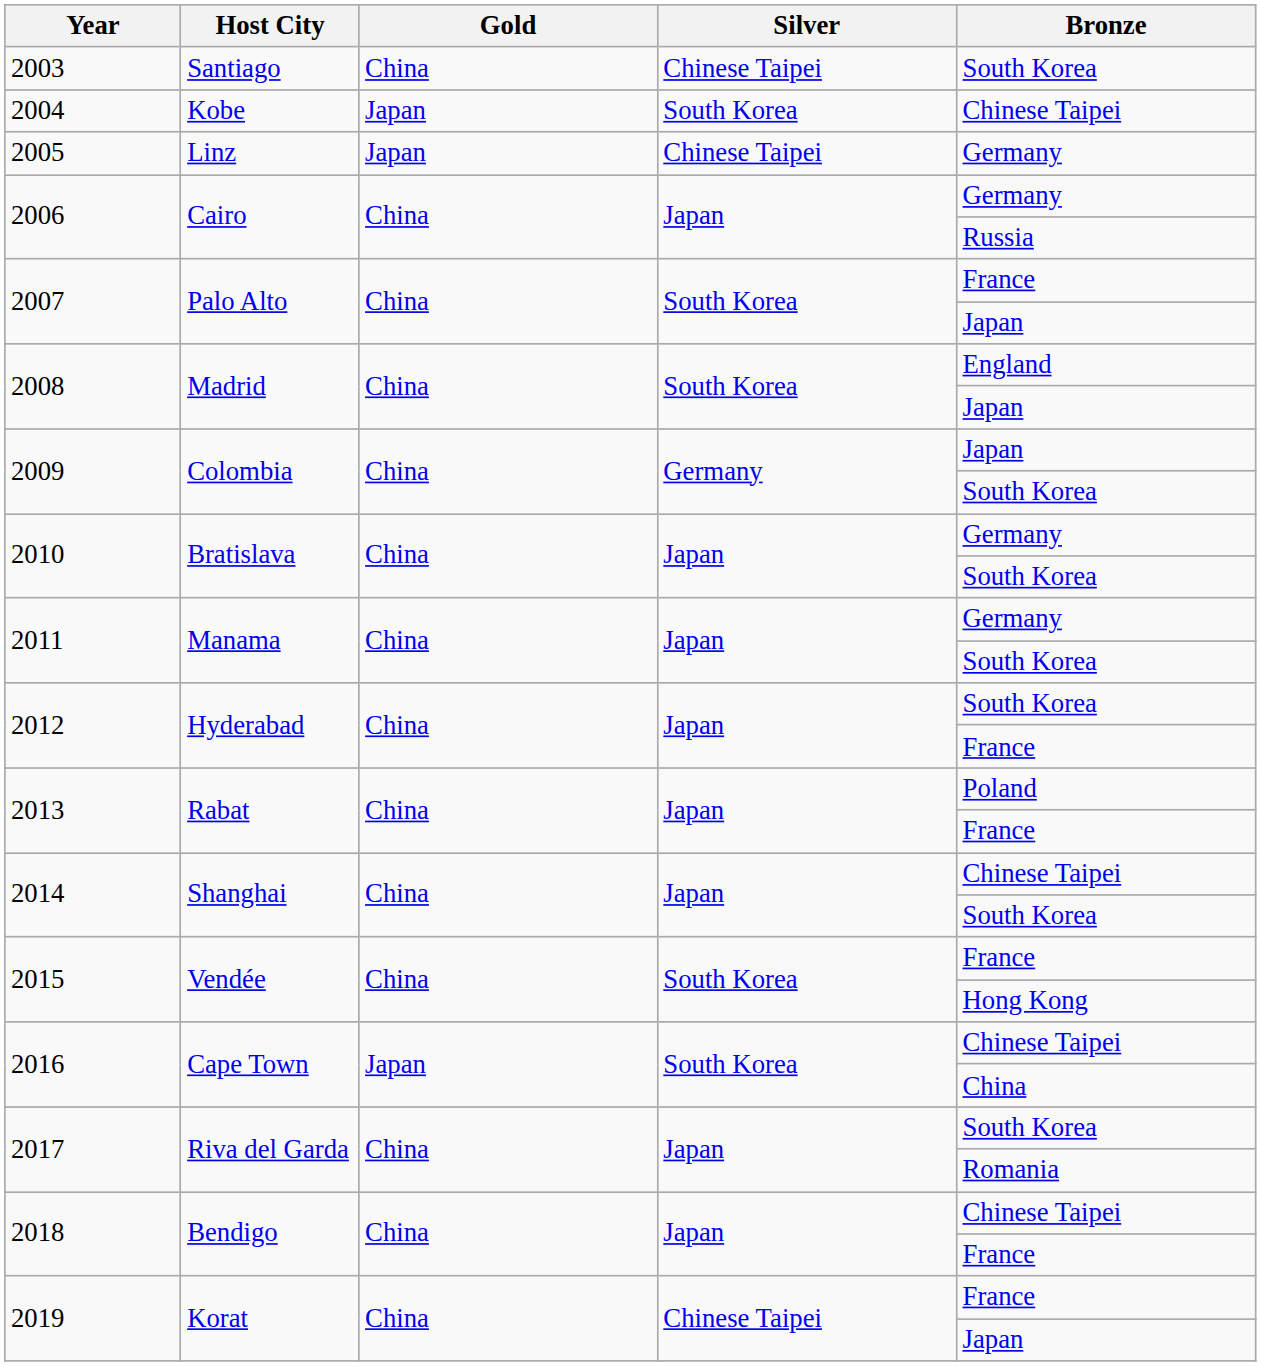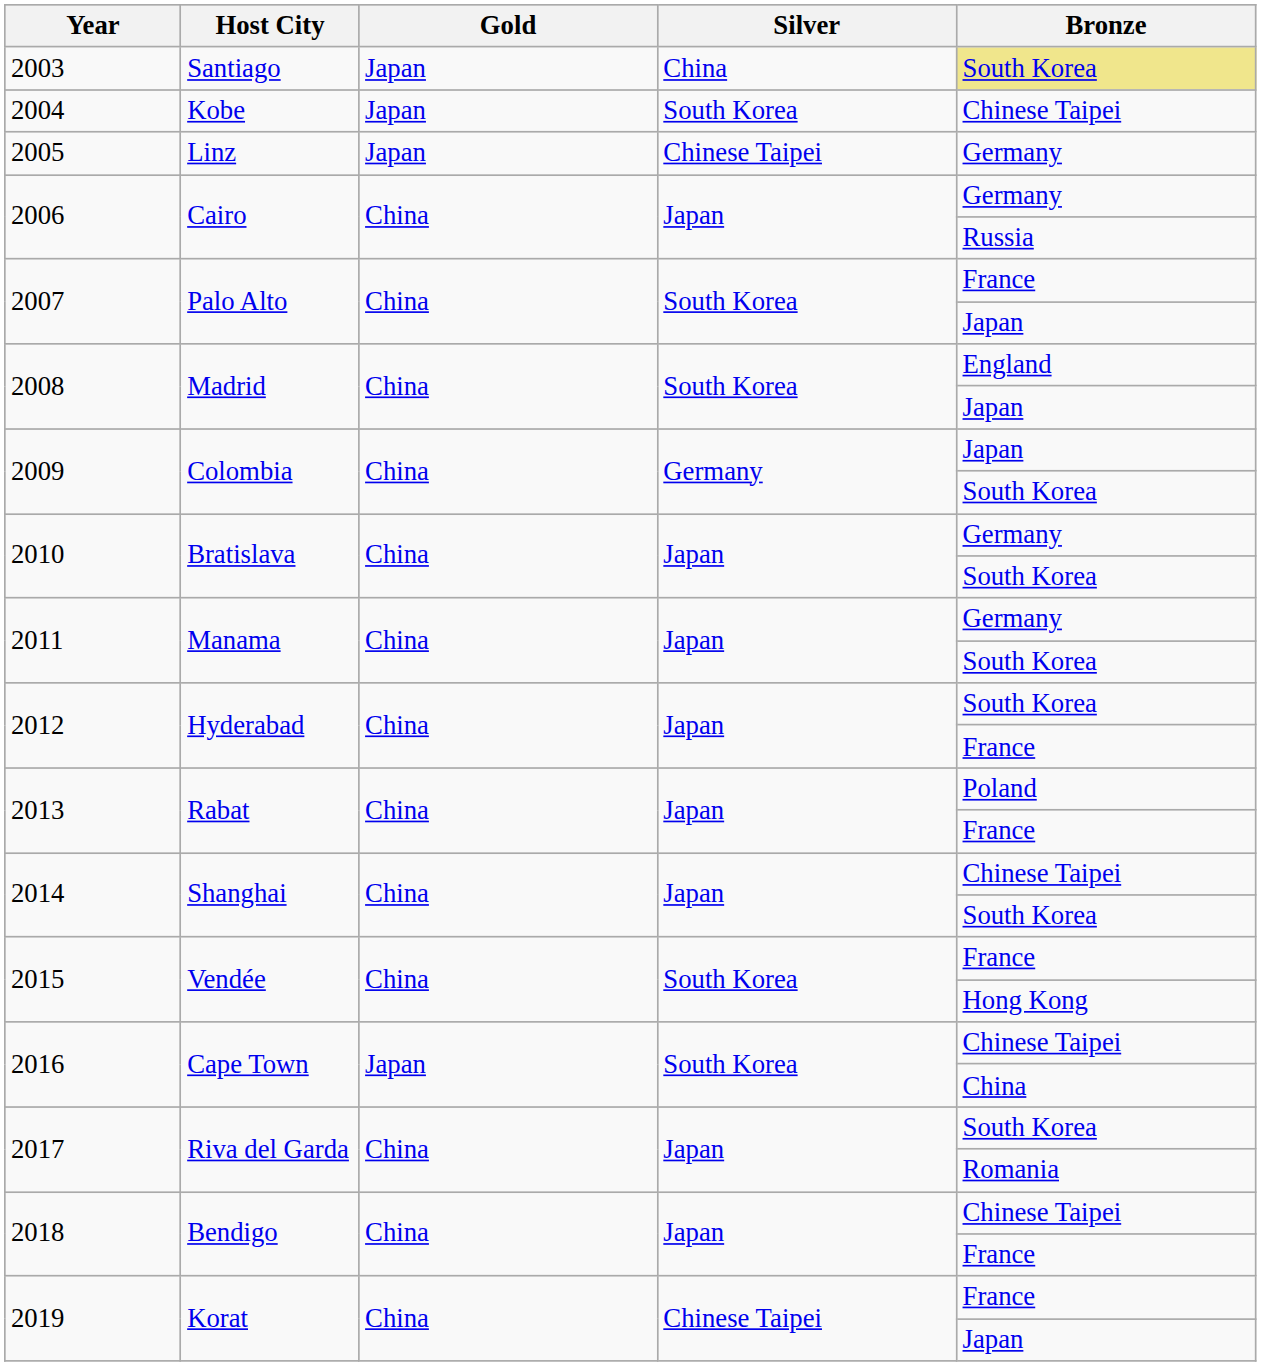(397, 68) China -> (396, 68) Japan
(743, 68) Chinese Taipei -> (695, 68) China
(1030, 68) no background -> (1030, 68) khaki background
